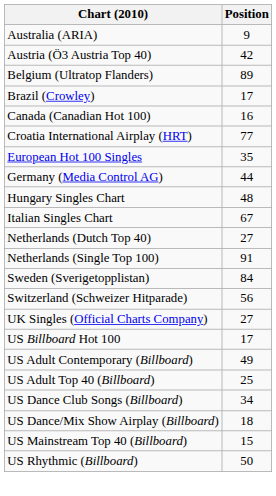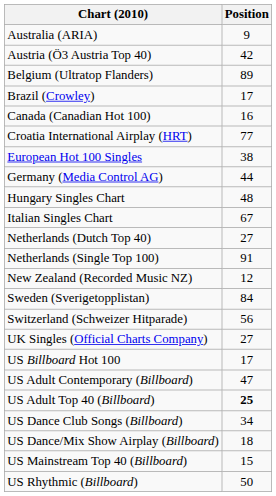(247, 156) 35 -> (247, 156) 38
+ row: (100, 278)
(247, 359) 49 -> (247, 380) 47
(247, 380) normal -> (247, 400) bold
